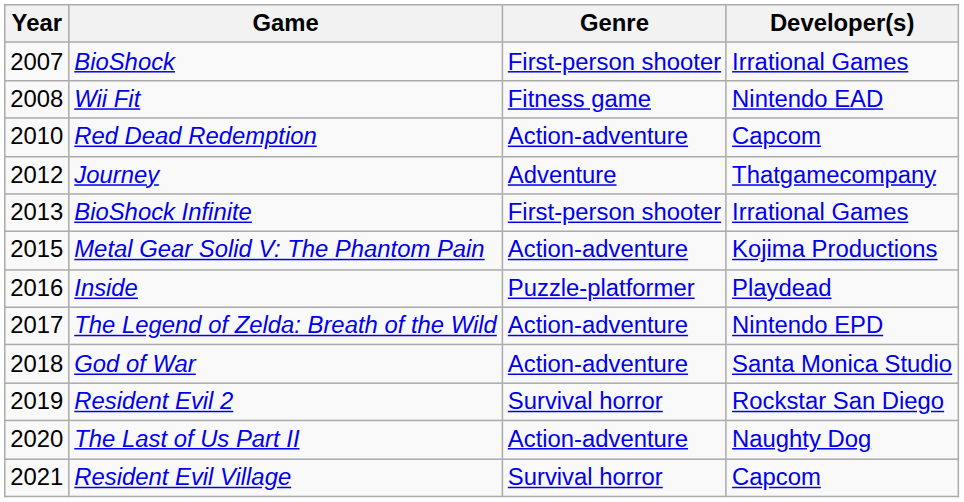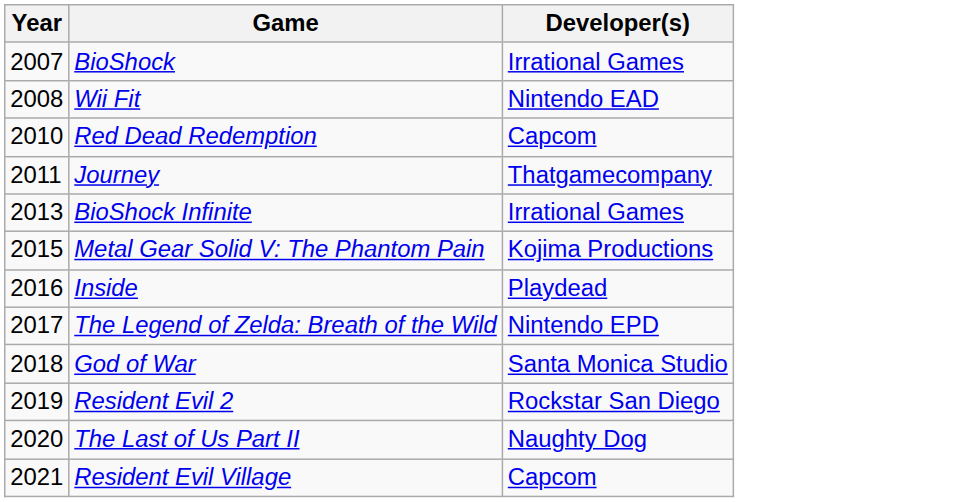- column: (614, 23)
(37, 174) 2012 -> (36, 174) 2011
